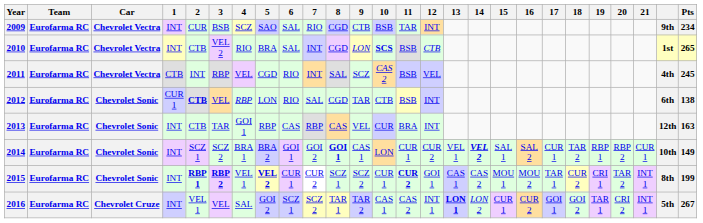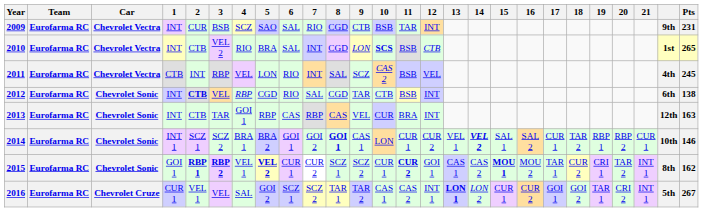(688, 26) 234 -> (689, 26) 231
(267, 73) CGD -> (267, 73) LON
(174, 99) CUR 1 -> (174, 94) INT
(267, 99) LON -> (267, 94) CGD
(174, 152) INT -> (174, 141) INT 1
(688, 152) 149 -> (689, 141) 146
(174, 178) INT -> (174, 167) GOI 1
(503, 178) normal -> (504, 167) bold
(688, 178) 199 -> (689, 167) 162
(174, 204) INT -> (174, 193) CUR 1
